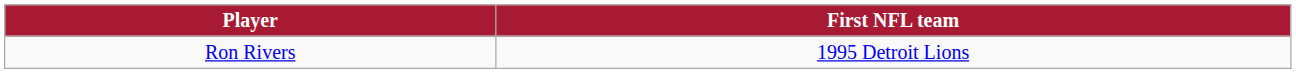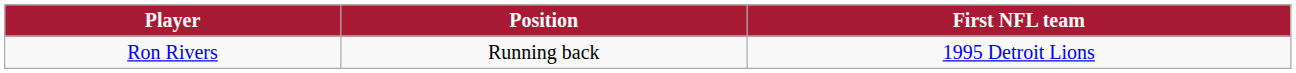+ column: (544, 20)
